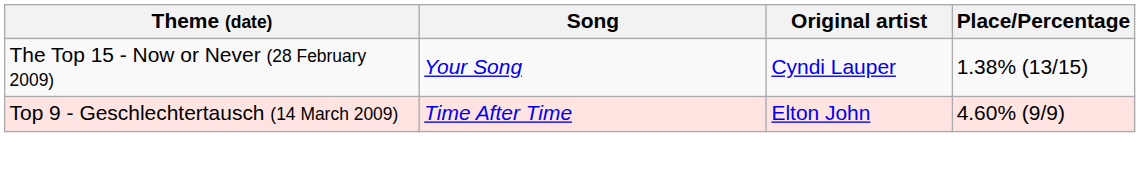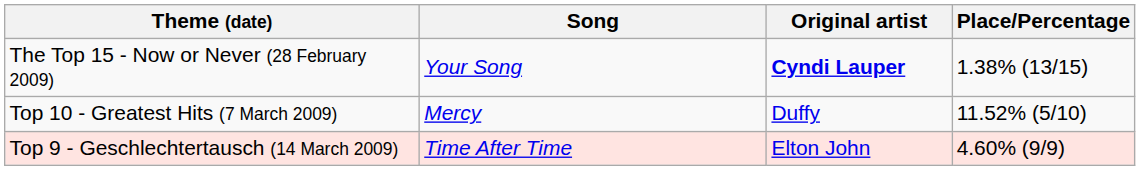(834, 67) normal -> (838, 67) bold
+ row: (173, 113)
